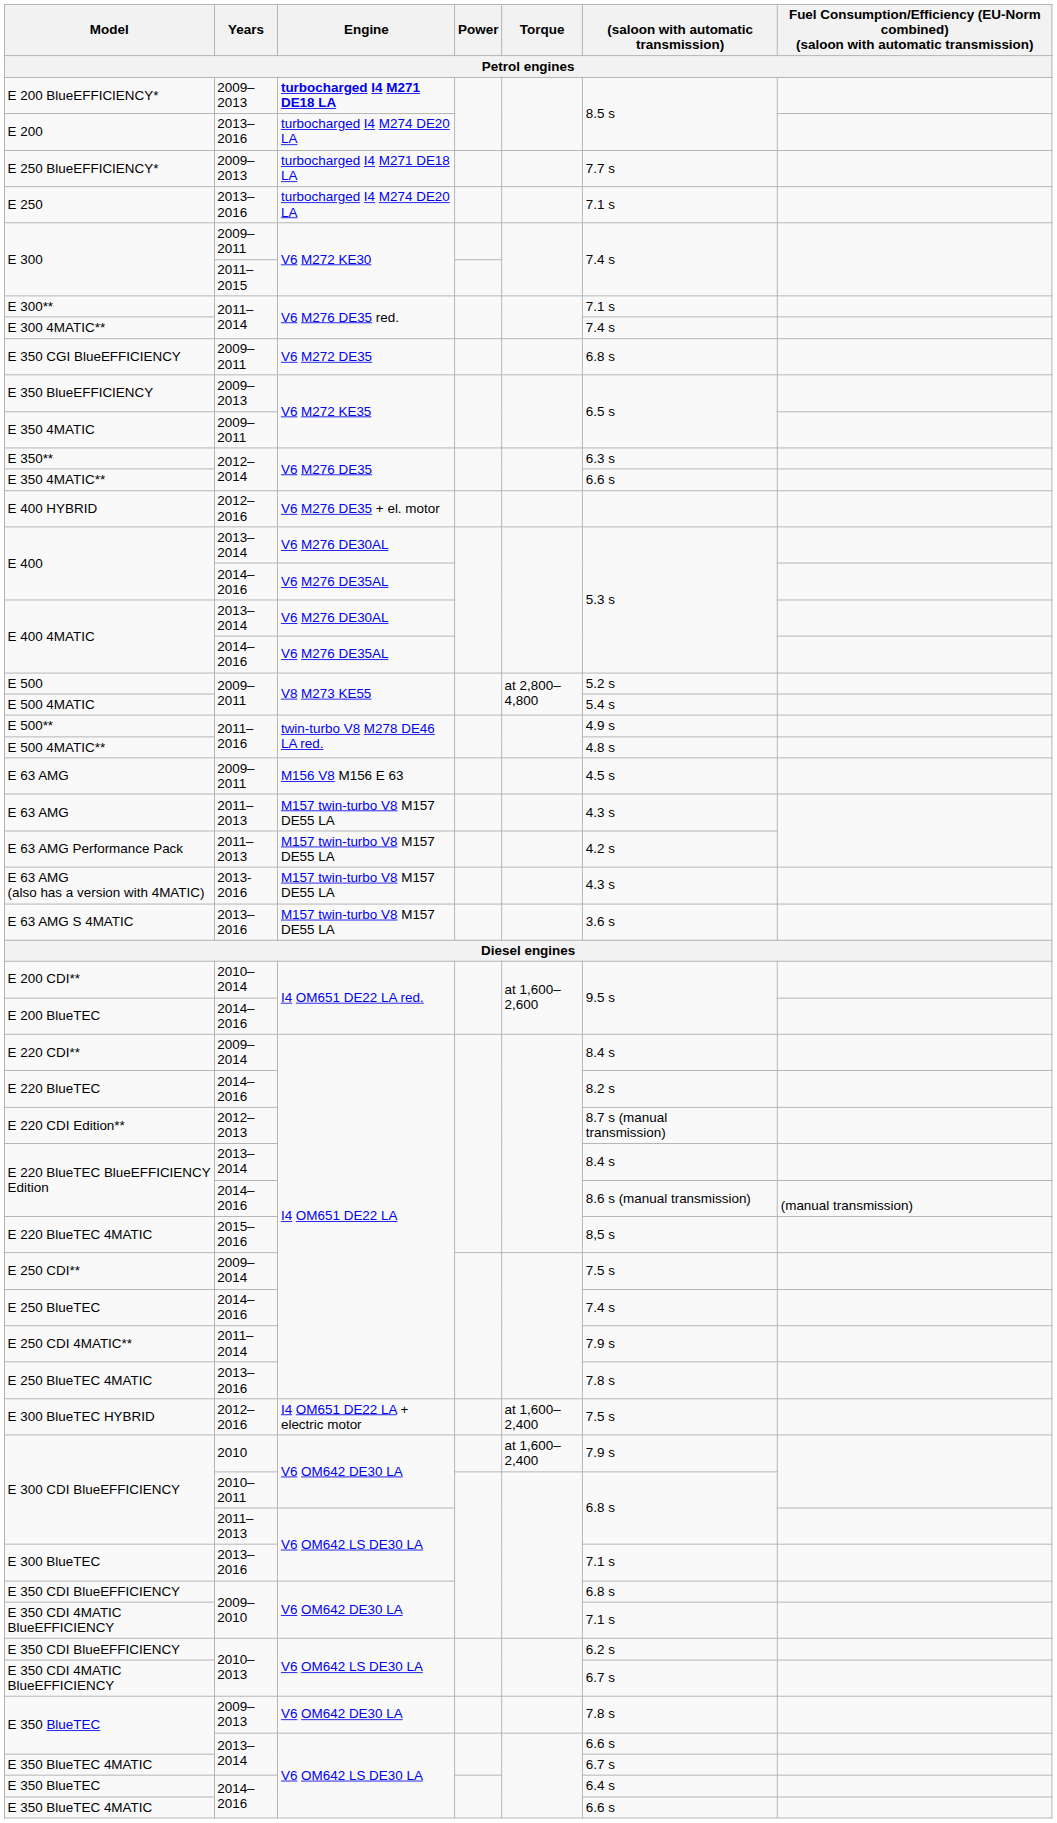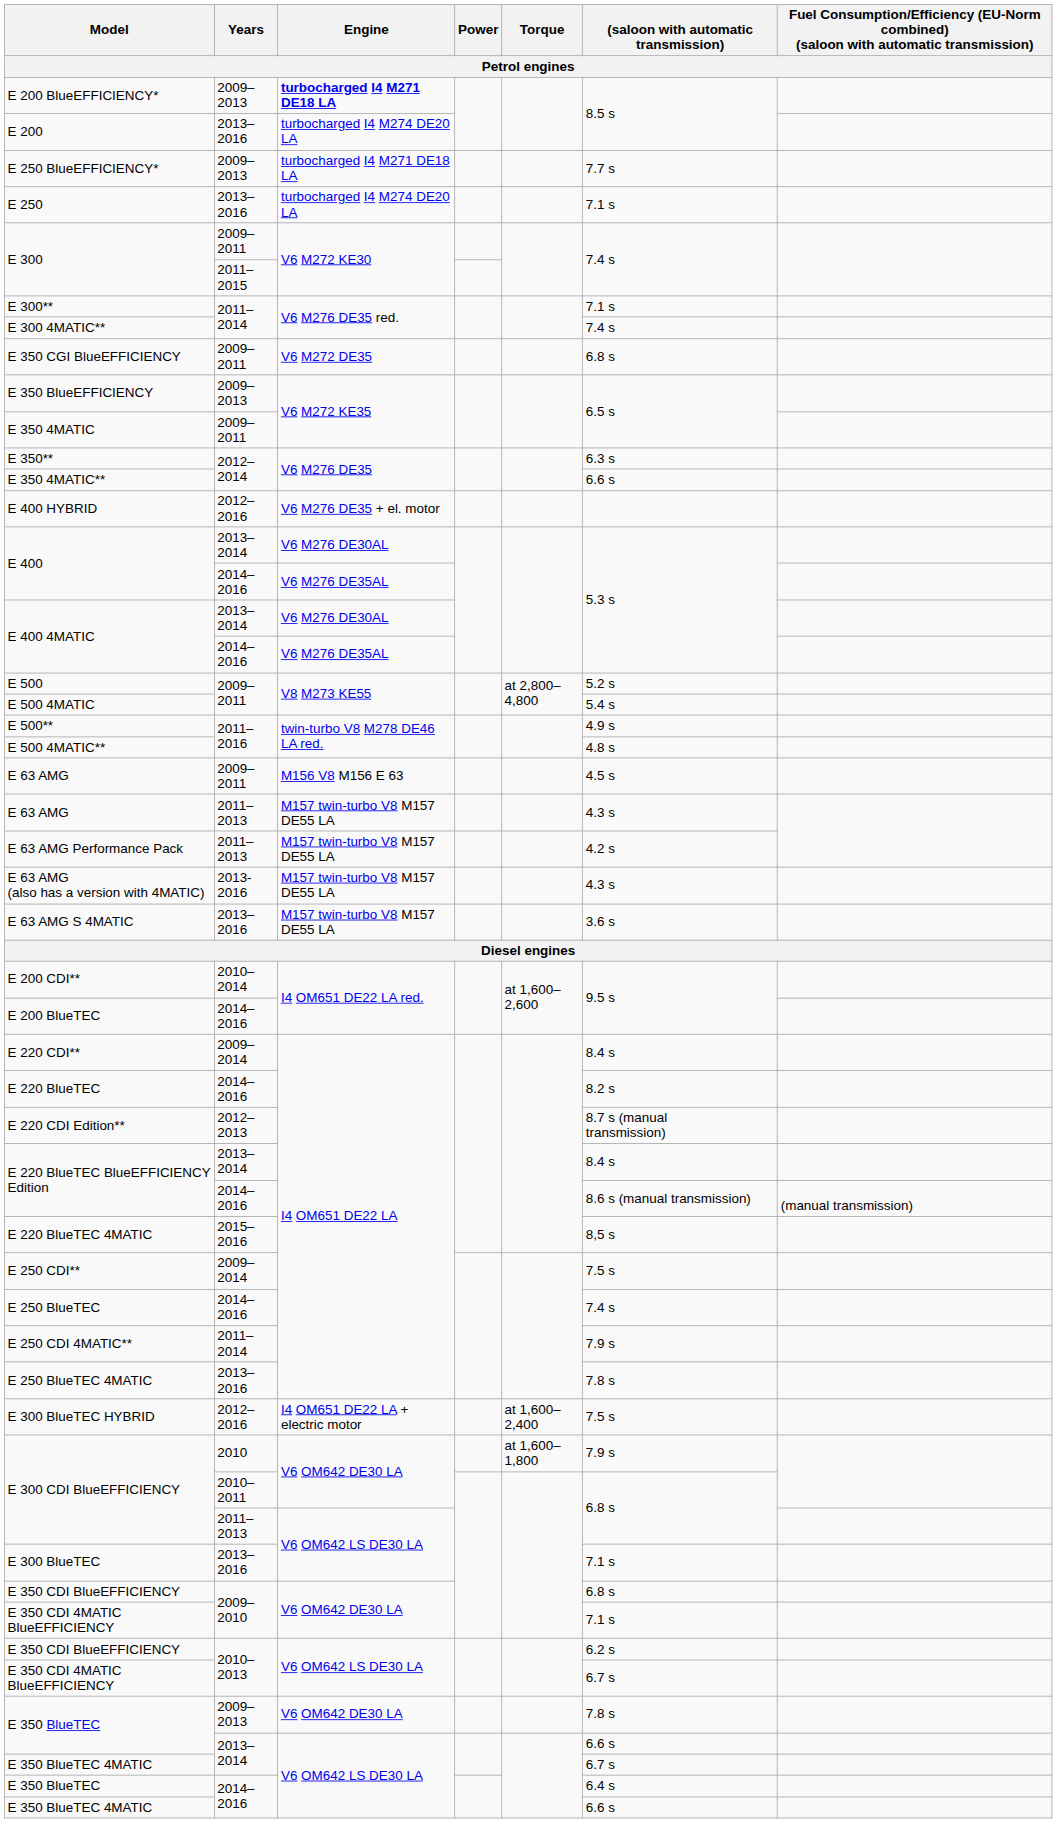(533, 1453) at 1,600–2,400 -> (533, 1453) at 1,600–1,800
